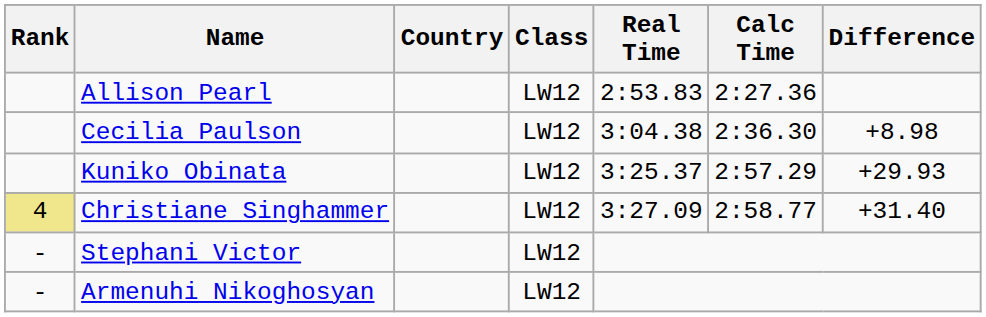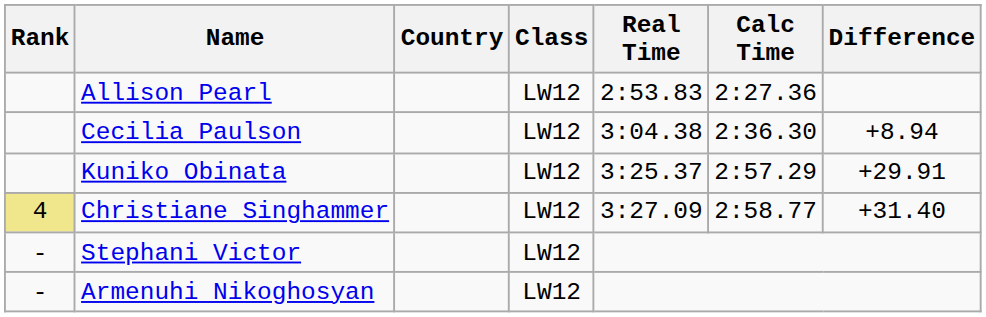(902, 133) +8.98 -> (902, 133) +8.94
(902, 173) +29.93 -> (902, 173) +29.91
